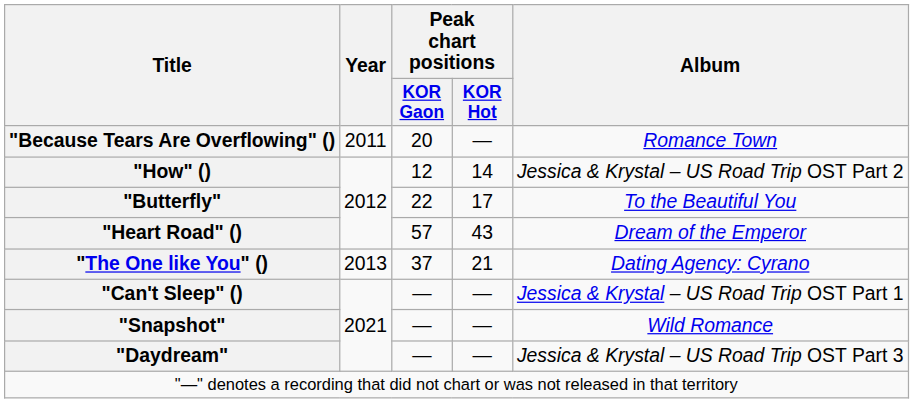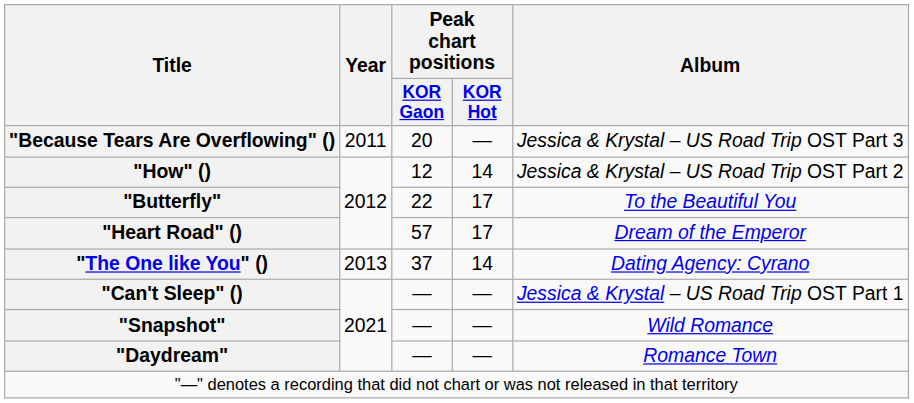(710, 141) Romance Town -> (710, 141) Jessica & Krystal – US Road Trip OST Part 3
(482, 233) 43 -> (482, 233) 17
(482, 263) 21 -> (482, 263) 14
(710, 355) Jessica & Krystal – US Road Trip OST Part 3 -> (710, 355) Romance Town
